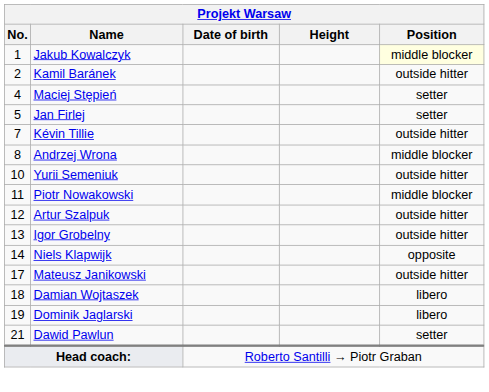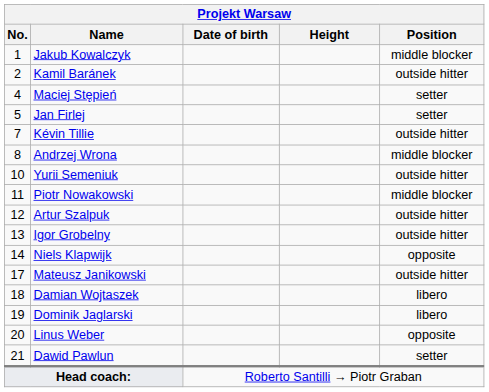(432, 54) lightyellow background -> (432, 54) no background
+ row: (69, 335)
